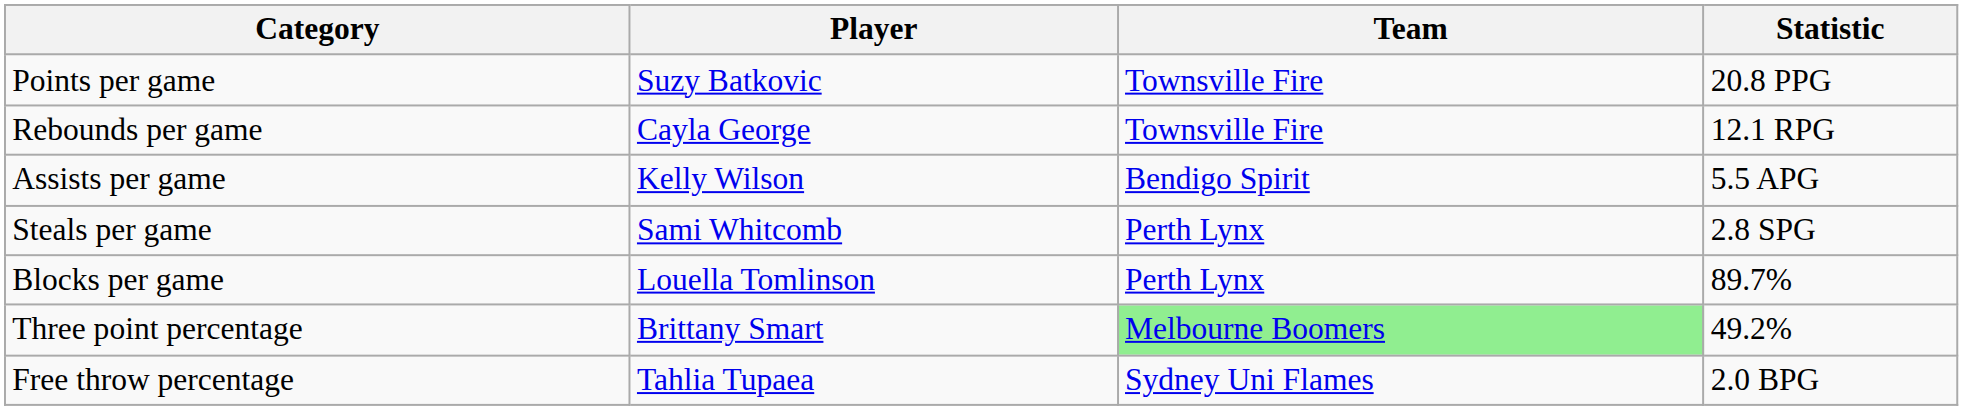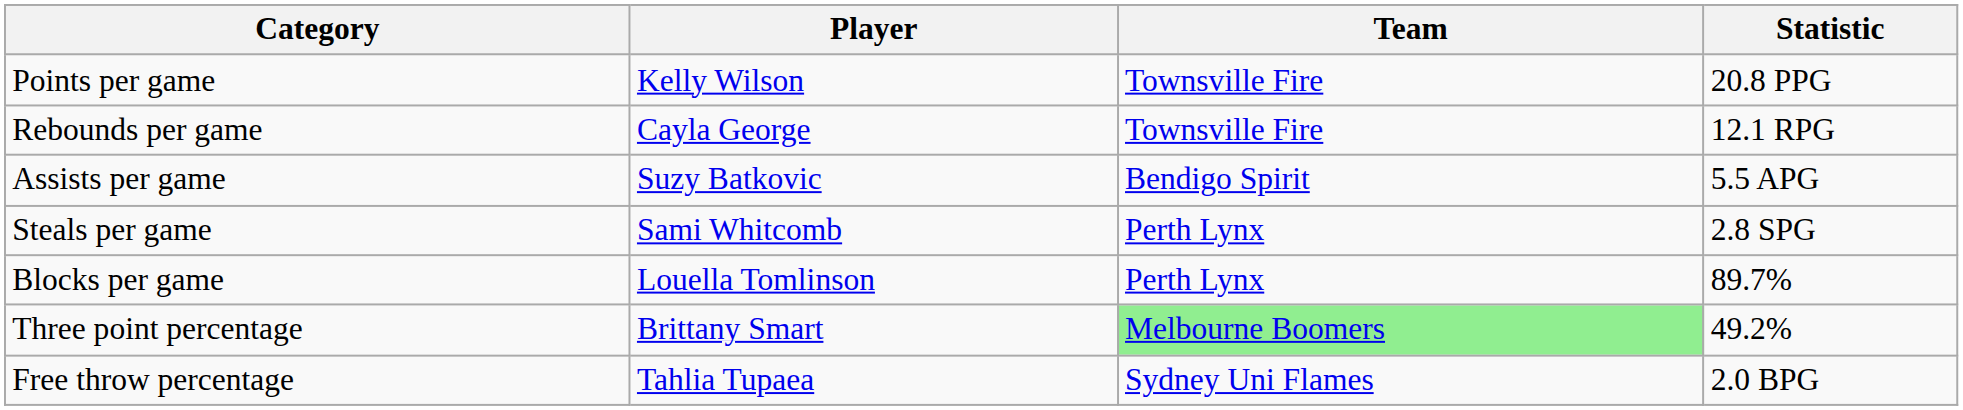(729, 79) Suzy Batkovic -> (721, 79) Kelly Wilson
(721, 179) Kelly Wilson -> (729, 179) Suzy Batkovic
